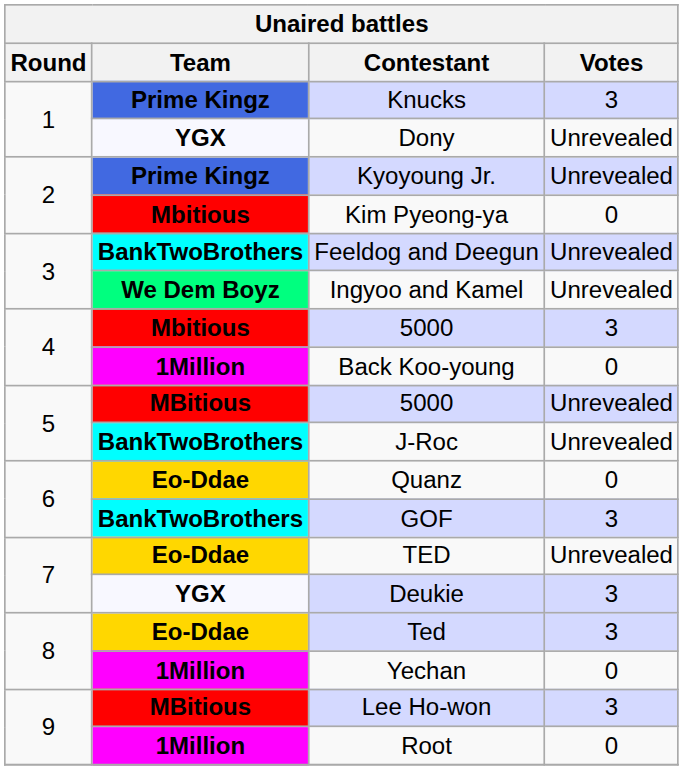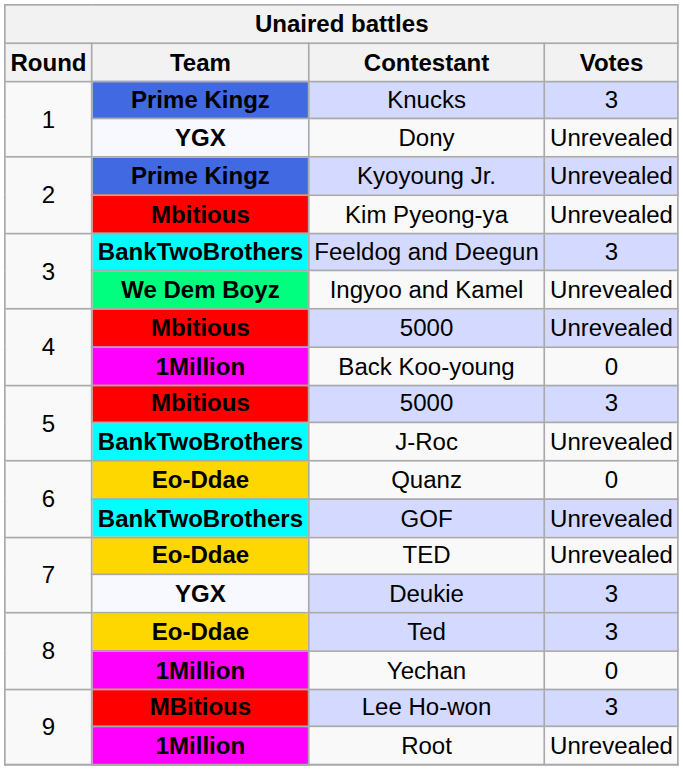(612, 214) 0 -> (612, 214) Unrevealed
(612, 252) Unrevealed -> (612, 252) 3
(612, 328) 3 -> (612, 328) Unrevealed
(200, 404) MBitious -> (200, 404) Mbitious
(612, 404) Unrevealed -> (612, 404) 3
(612, 518) 3 -> (612, 518) Unrevealed
(612, 746) 0 -> (612, 746) Unrevealed
